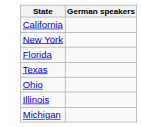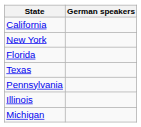- row: (33, 85)
+ row: (35, 85)
